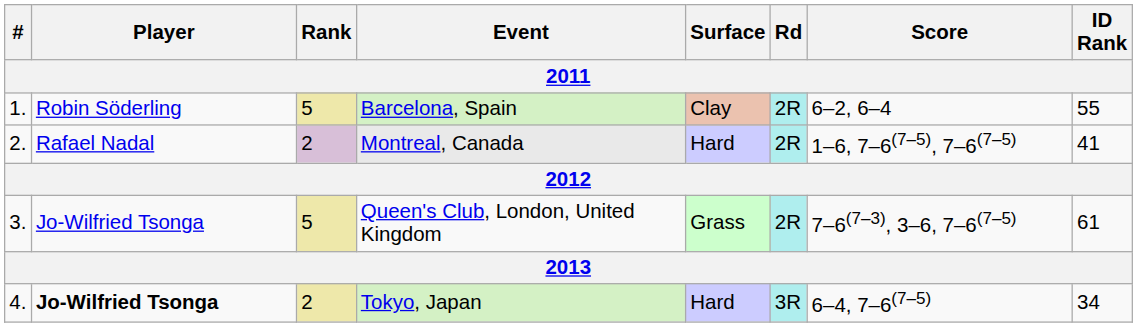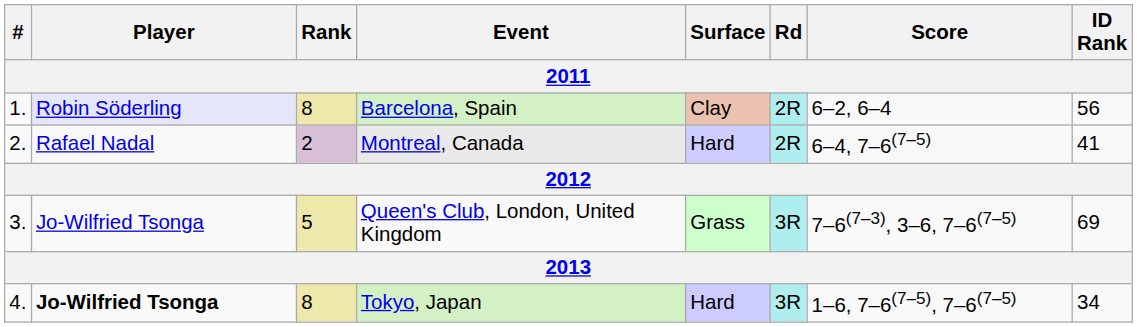(109, 108) no background -> (109, 108) lavender background
(307, 108) 5 -> (307, 108) 8
(1088, 108) 55 -> (1088, 108) 56
(914, 143) 1–6, 7–6(7–5), 7–6(7–5) -> (871, 143) 6–4, 7–6(7–5)
(788, 223) 2R -> (788, 223) 3R
(1088, 223) 61 -> (1088, 223) 69
(307, 302) 2 -> (307, 302) 8
(871, 302) 6–4, 7–6(7–5) -> (914, 302) 1–6, 7–6(7–5), 7–6(7–5)
